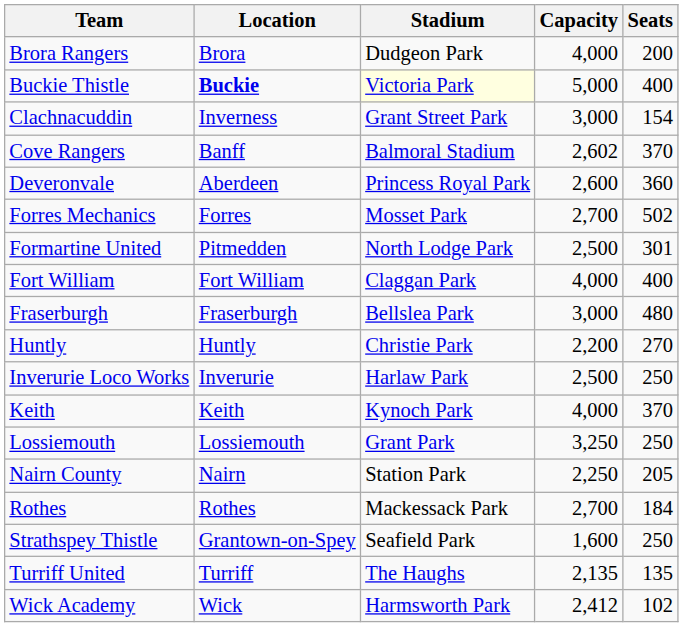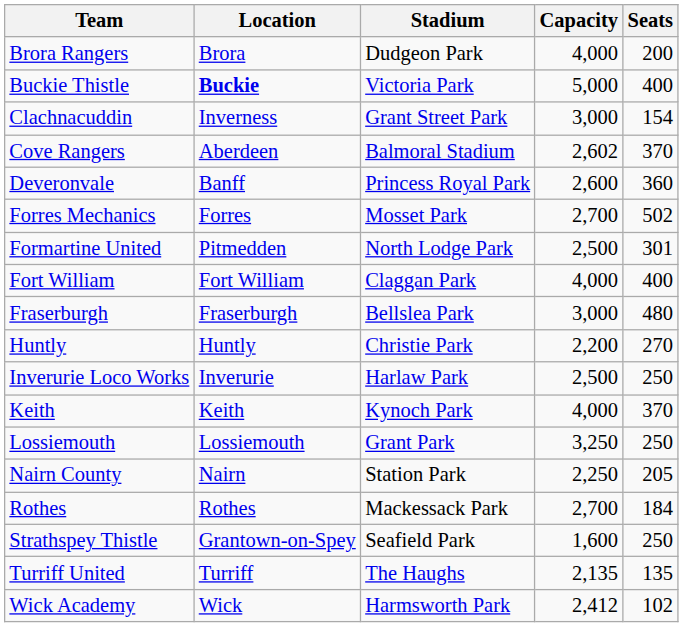(419, 85) lightyellow background -> (419, 85) no background
(222, 150) Banff -> (239, 150) Aberdeen
(239, 183) Aberdeen -> (222, 183) Banff
